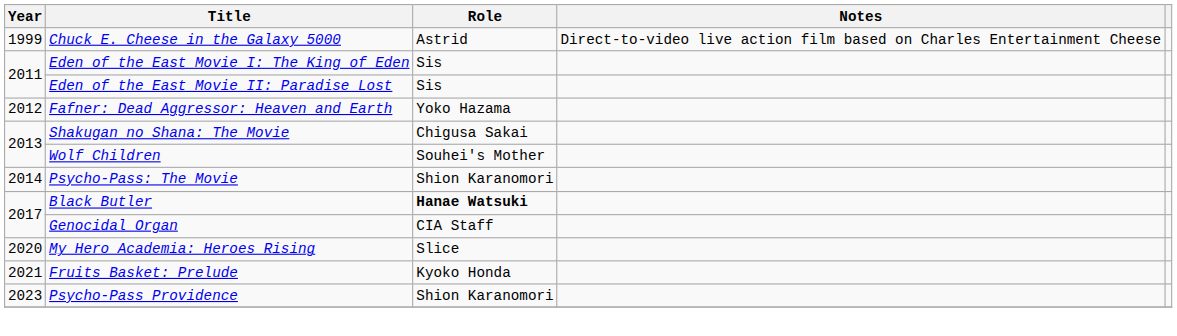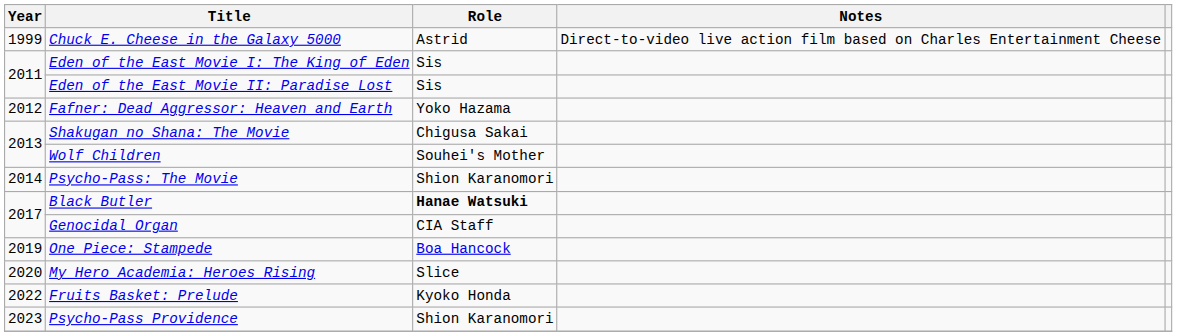+ row: (131, 249)
(25, 273) 2021 -> (25, 296) 2022
